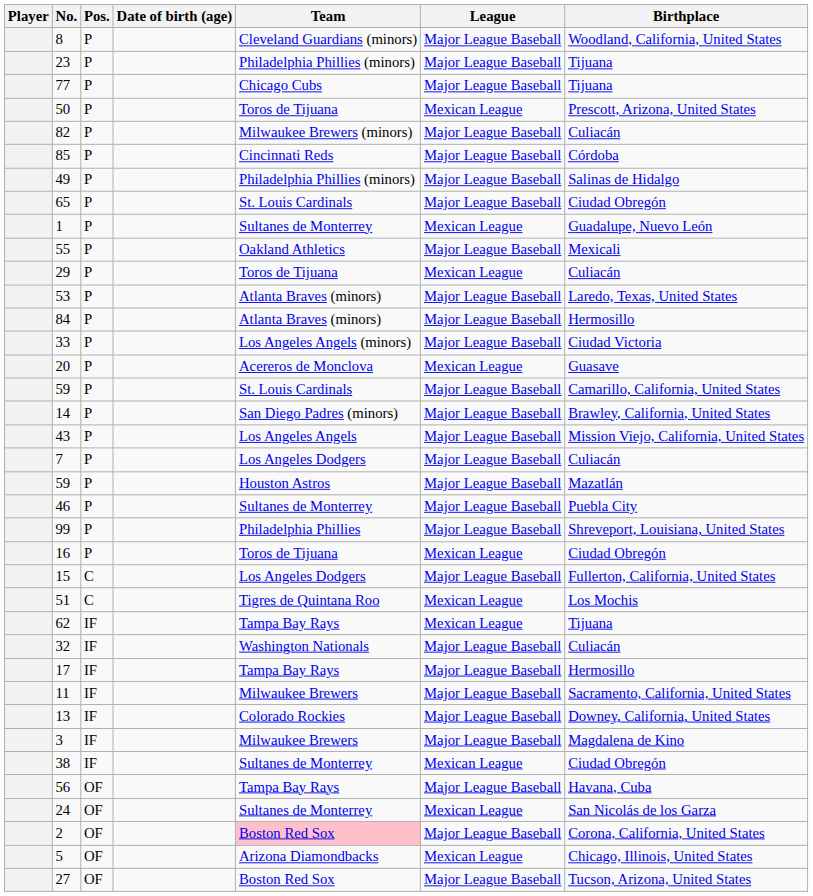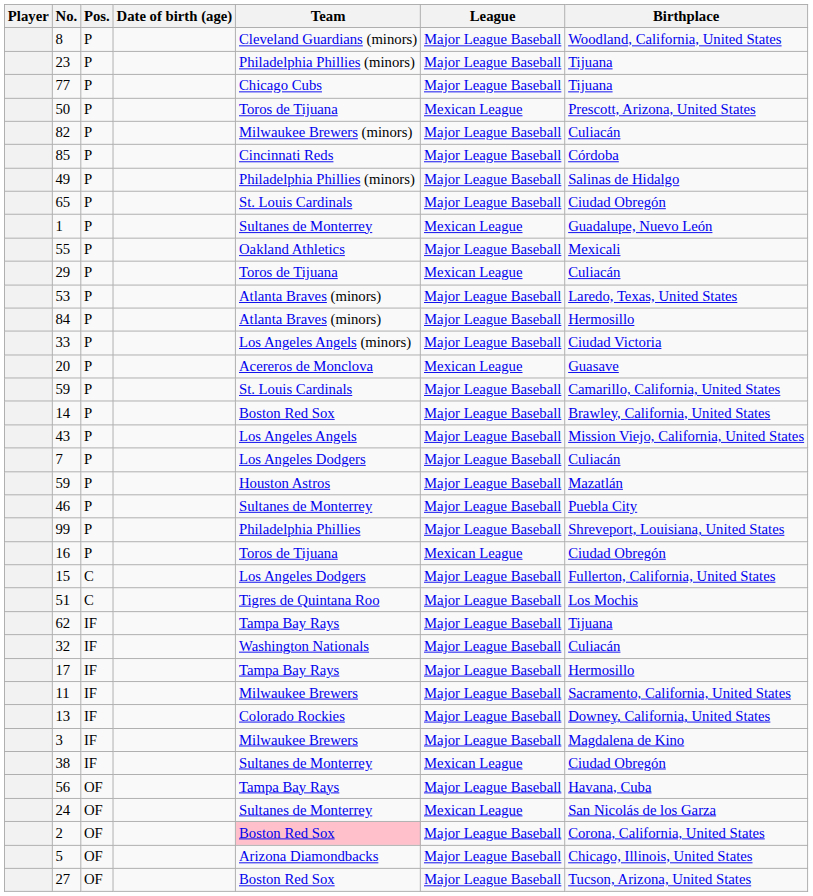(319, 413) San Diego Padres (minors) -> (287, 413) Boston Red Sox
(473, 599) Mexican League -> (493, 599) Major League Baseball
(473, 623) Mexican League -> (493, 623) Major League Baseball
(473, 856) Mexican League -> (493, 856) Major League Baseball
